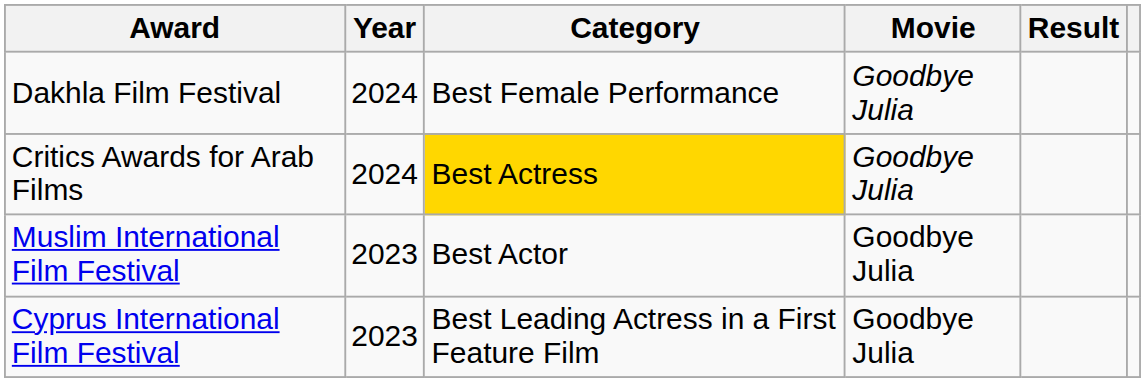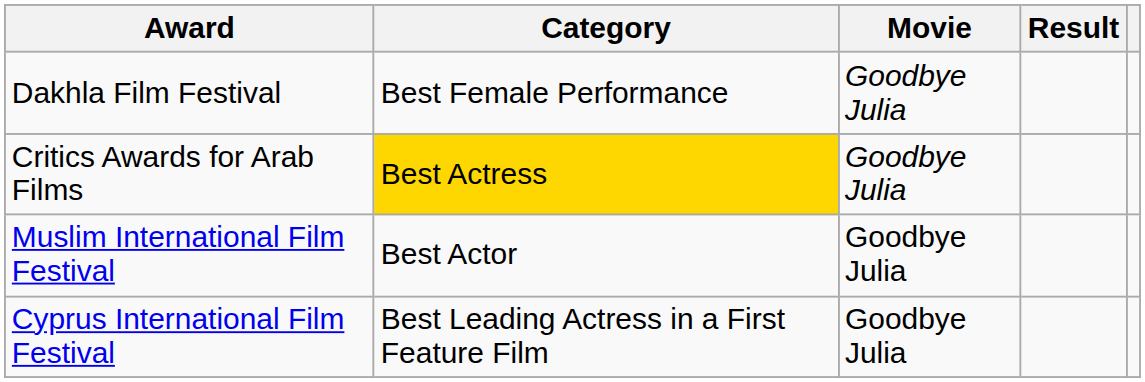- column: (385, 28)
